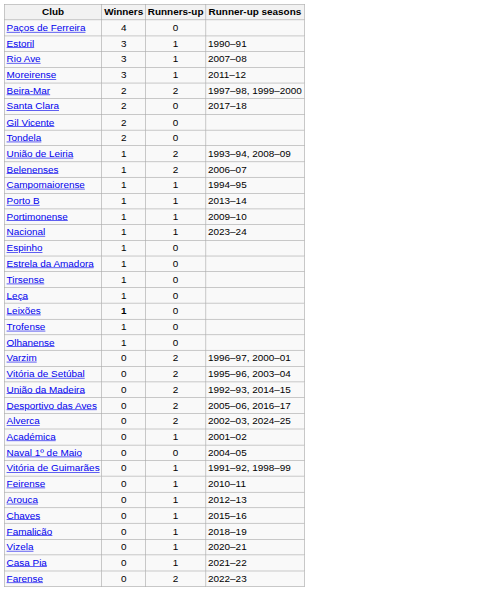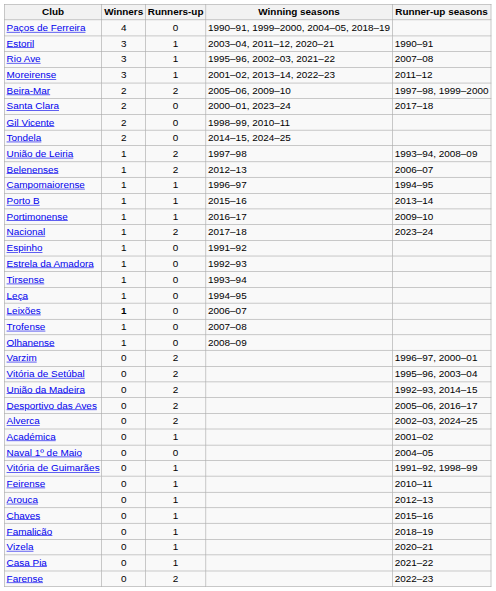+ column: (299, 12)
(176, 232) 1 -> (176, 232) 2
